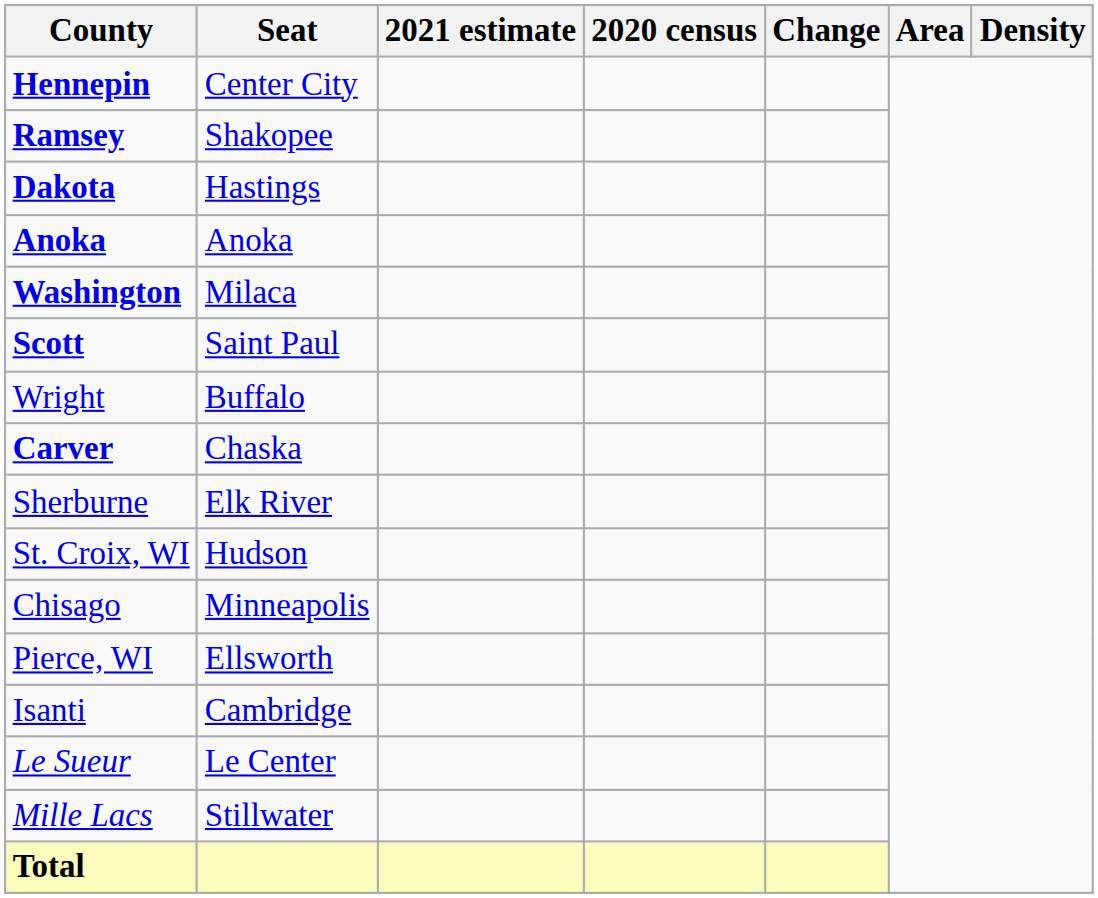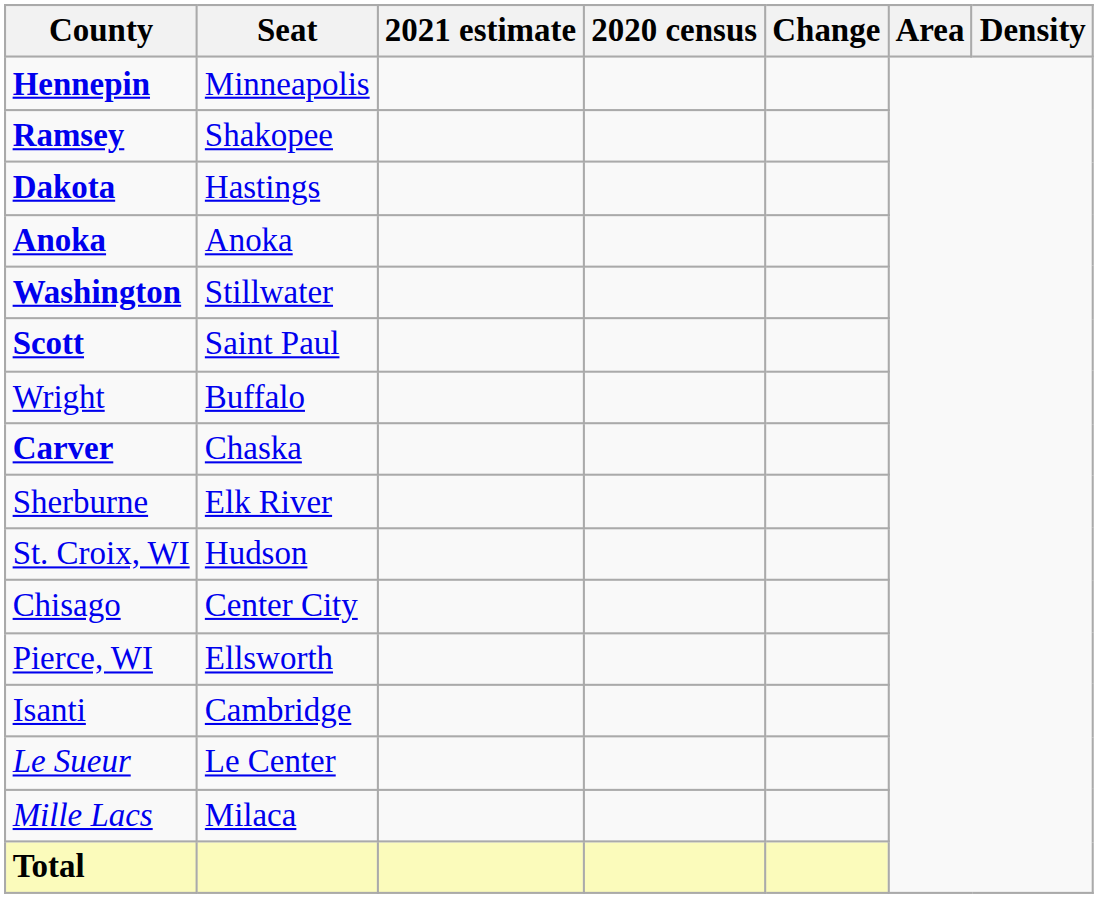(281, 82) Center City -> (287, 82) Minneapolis
(251, 291) Milaca -> (269, 291) Stillwater
(287, 605) Minneapolis -> (281, 605) Center City
(269, 814) Stillwater -> (251, 814) Milaca
